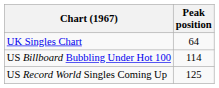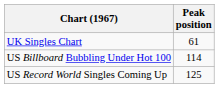(194, 41) 64 -> (194, 41) 61
